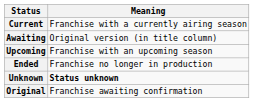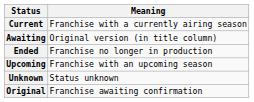rows swapped: (26, 51) <-> (26, 64)
(84, 78) bold -> (84, 78) normal
